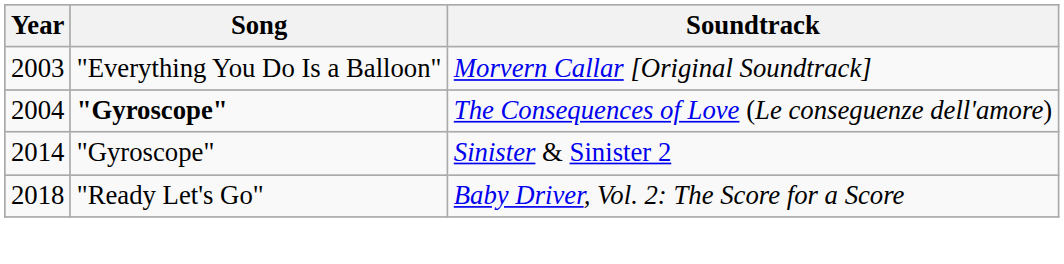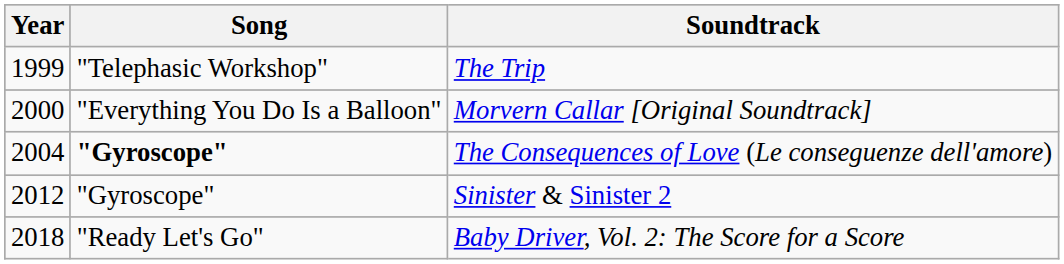+ row: (499, 68)
(38, 68) 2003 -> (38, 110) 2000
(38, 152) 2014 -> (38, 195) 2012
